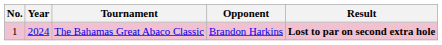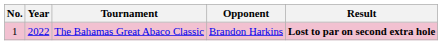(39, 31) 2024 -> (39, 31) 2022
